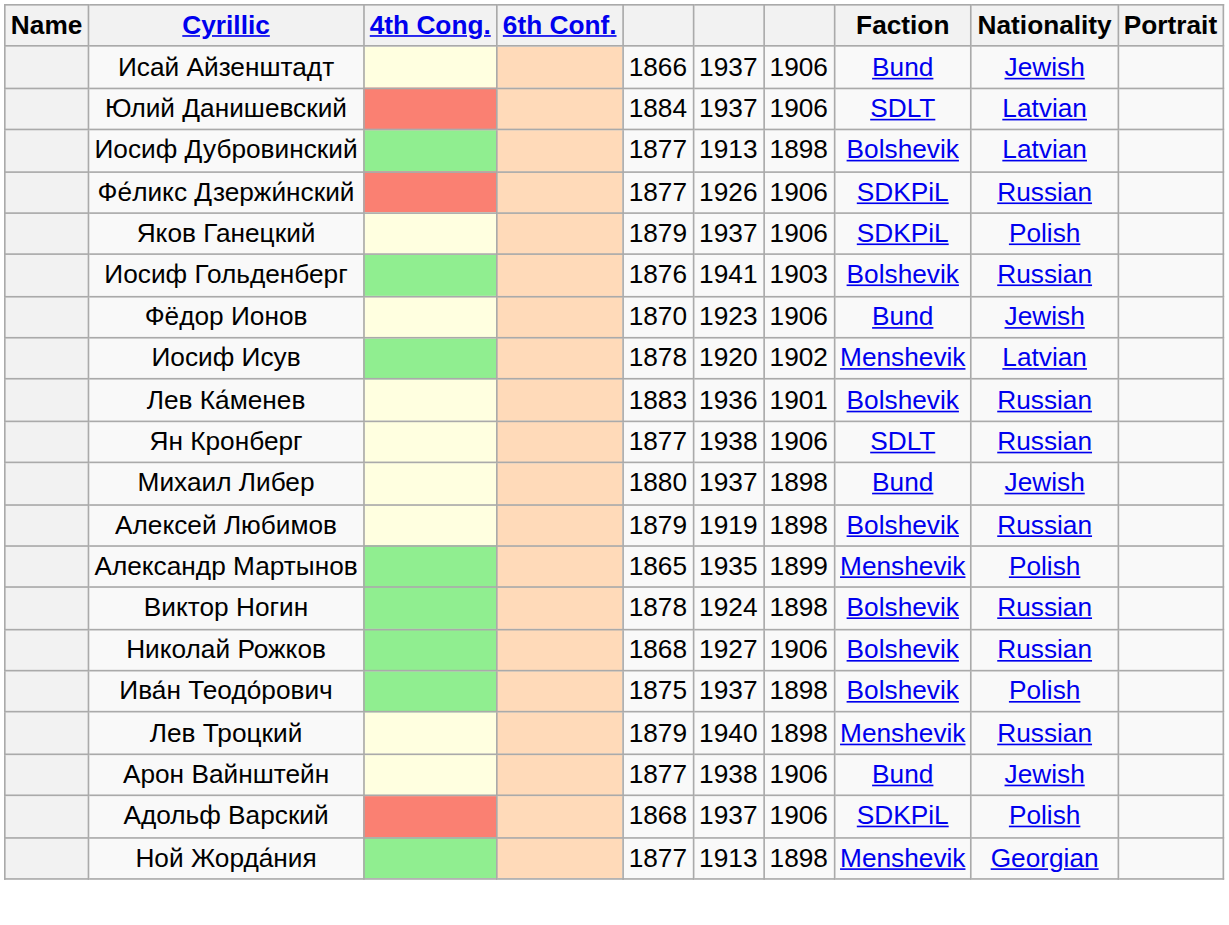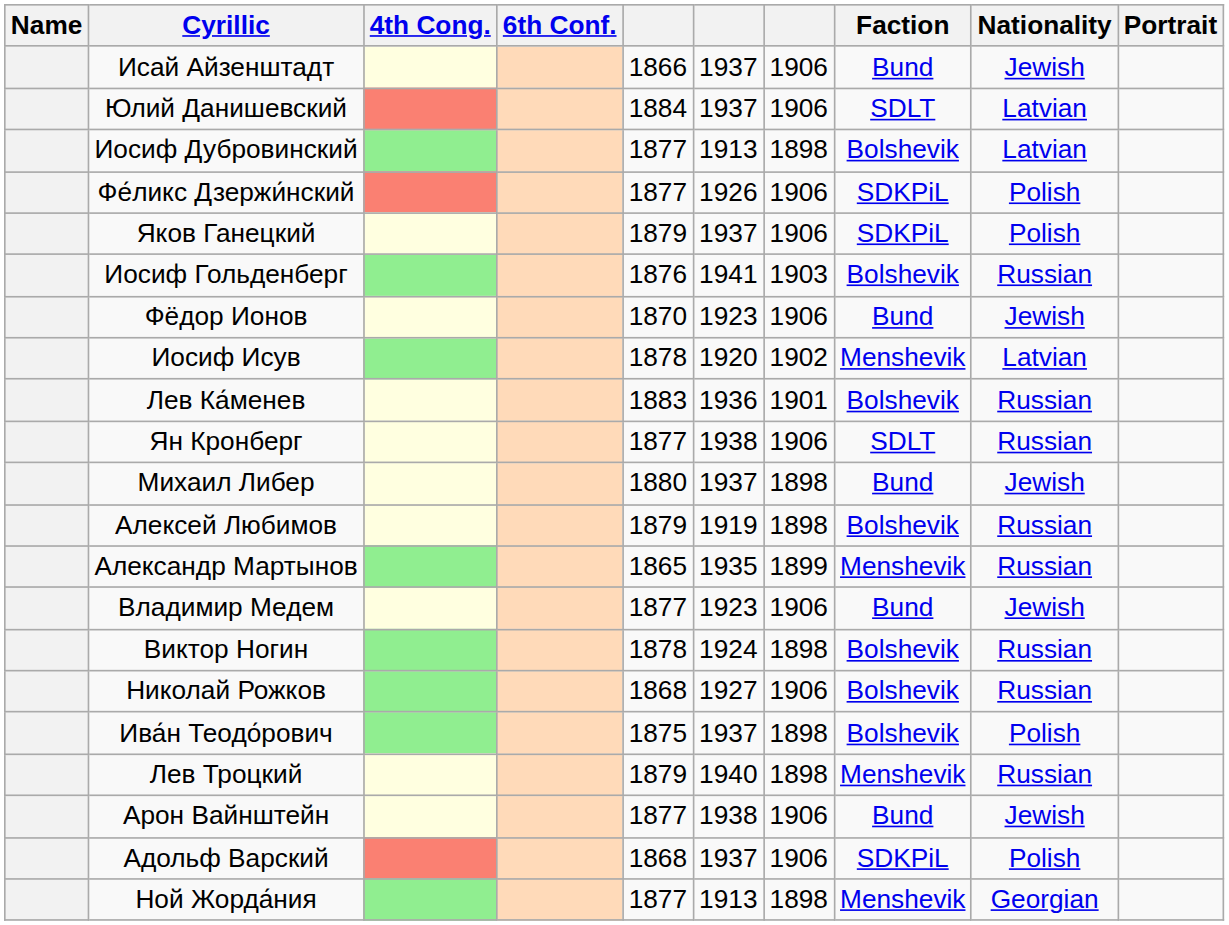(1045, 191) Russian -> (1045, 191) Polish
(1045, 566) Polish -> (1045, 566) Russian
+ row: (226, 607)
